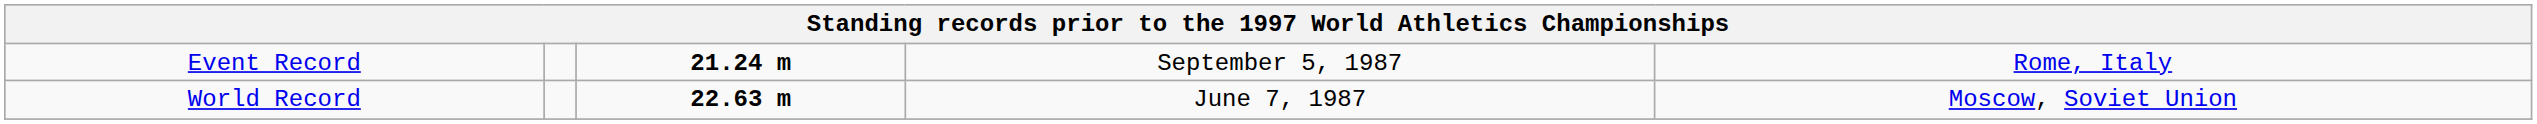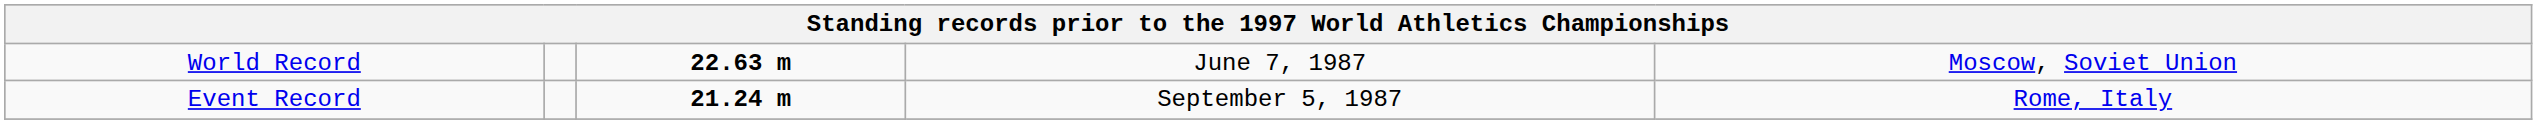rows swapped: (274, 101) <-> (274, 62)
